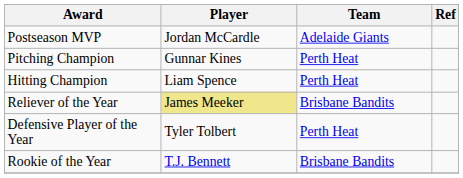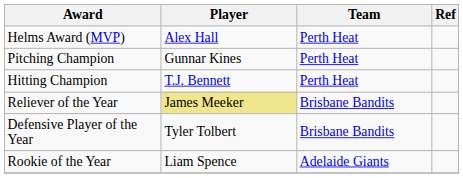+ row: (66, 37)
- row: (54, 37)
(201, 80) Liam Spence -> (197, 80) T.J. Bennett
(329, 132) Perth Heat -> (347, 132) Brisbane Bandits
(197, 161) T.J. Bennett -> (201, 161) Liam Spence
(347, 161) Brisbane Bandits -> (344, 161) Adelaide Giants
